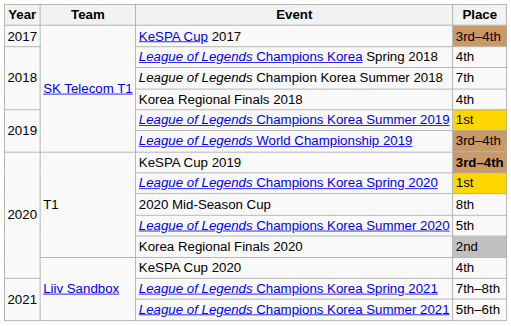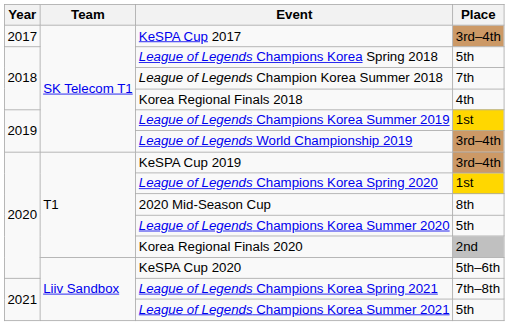(465, 57) 4th -> (465, 57) 5th
(480, 162) bold -> (478, 162) normal
(465, 267) 4th -> (478, 267) 5th–6th
(478, 309) 5th–6th -> (465, 309) 5th
